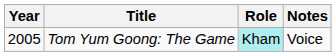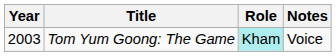(24, 39) 2005 -> (24, 39) 2003
